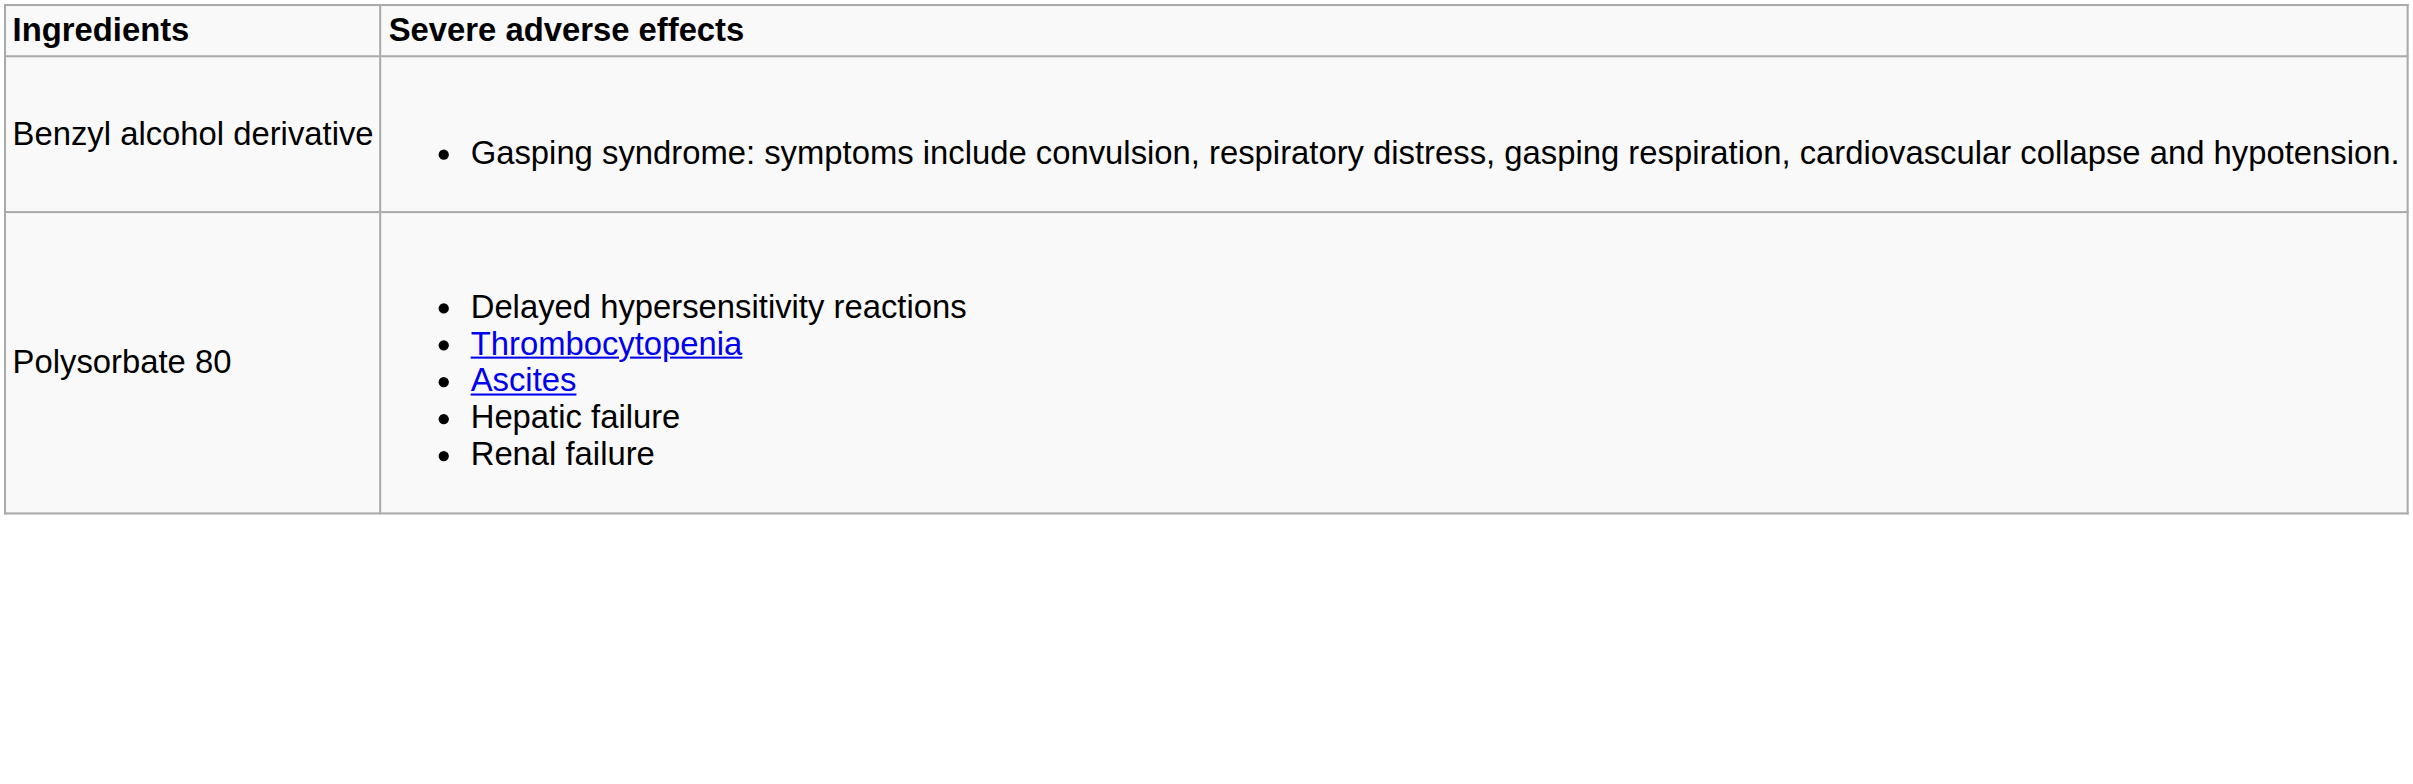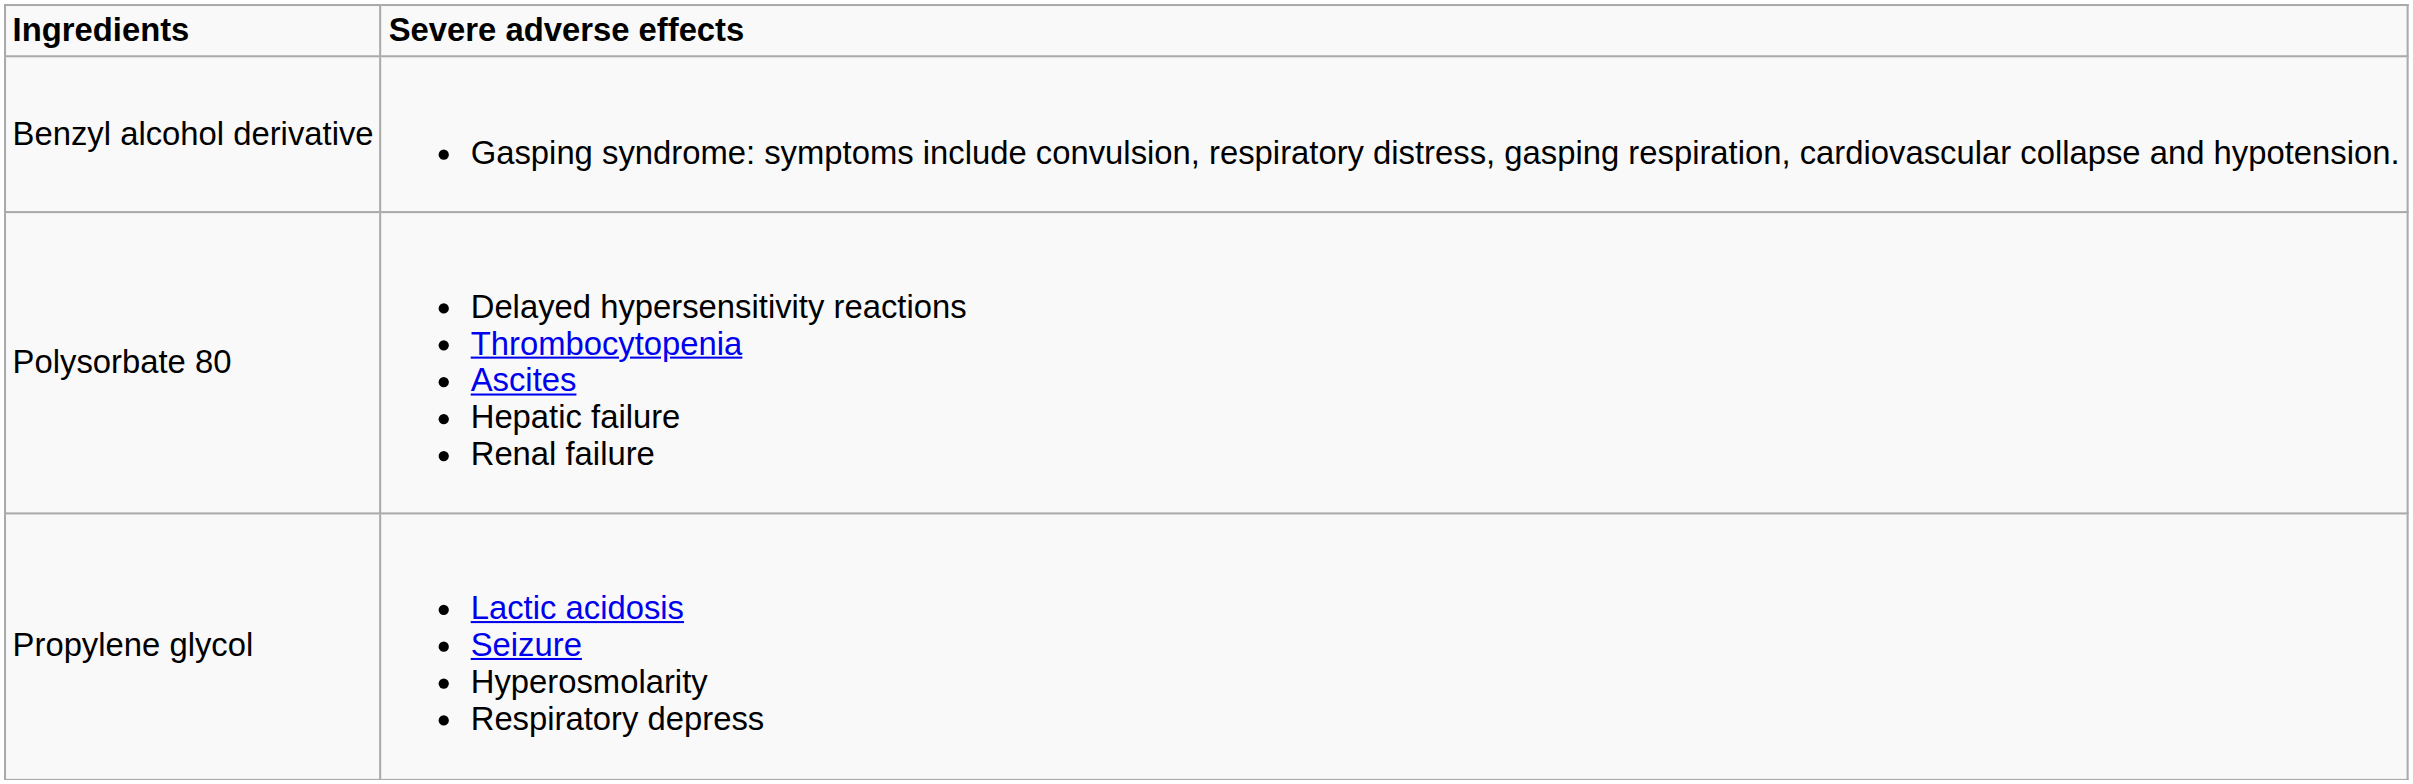+ row: (133, 645)
